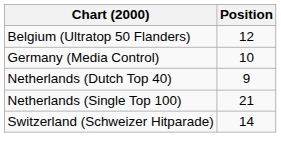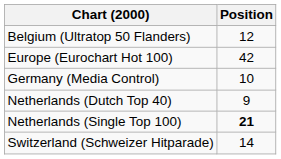+ row: (90, 57)
(246, 100) normal -> (246, 121) bold
